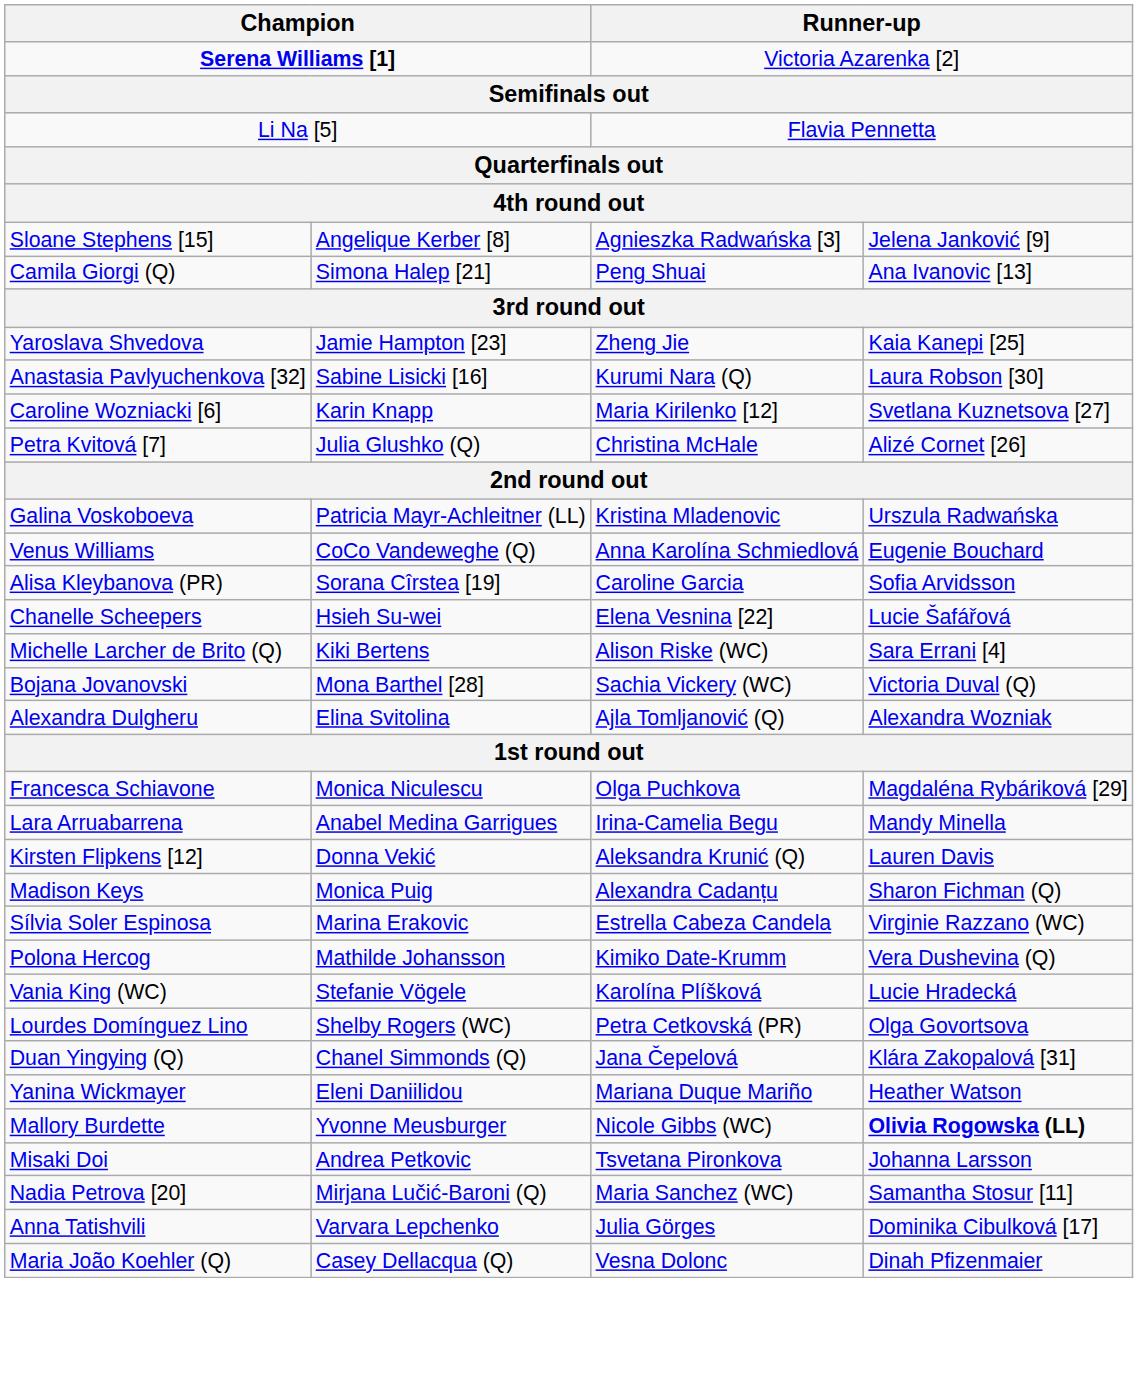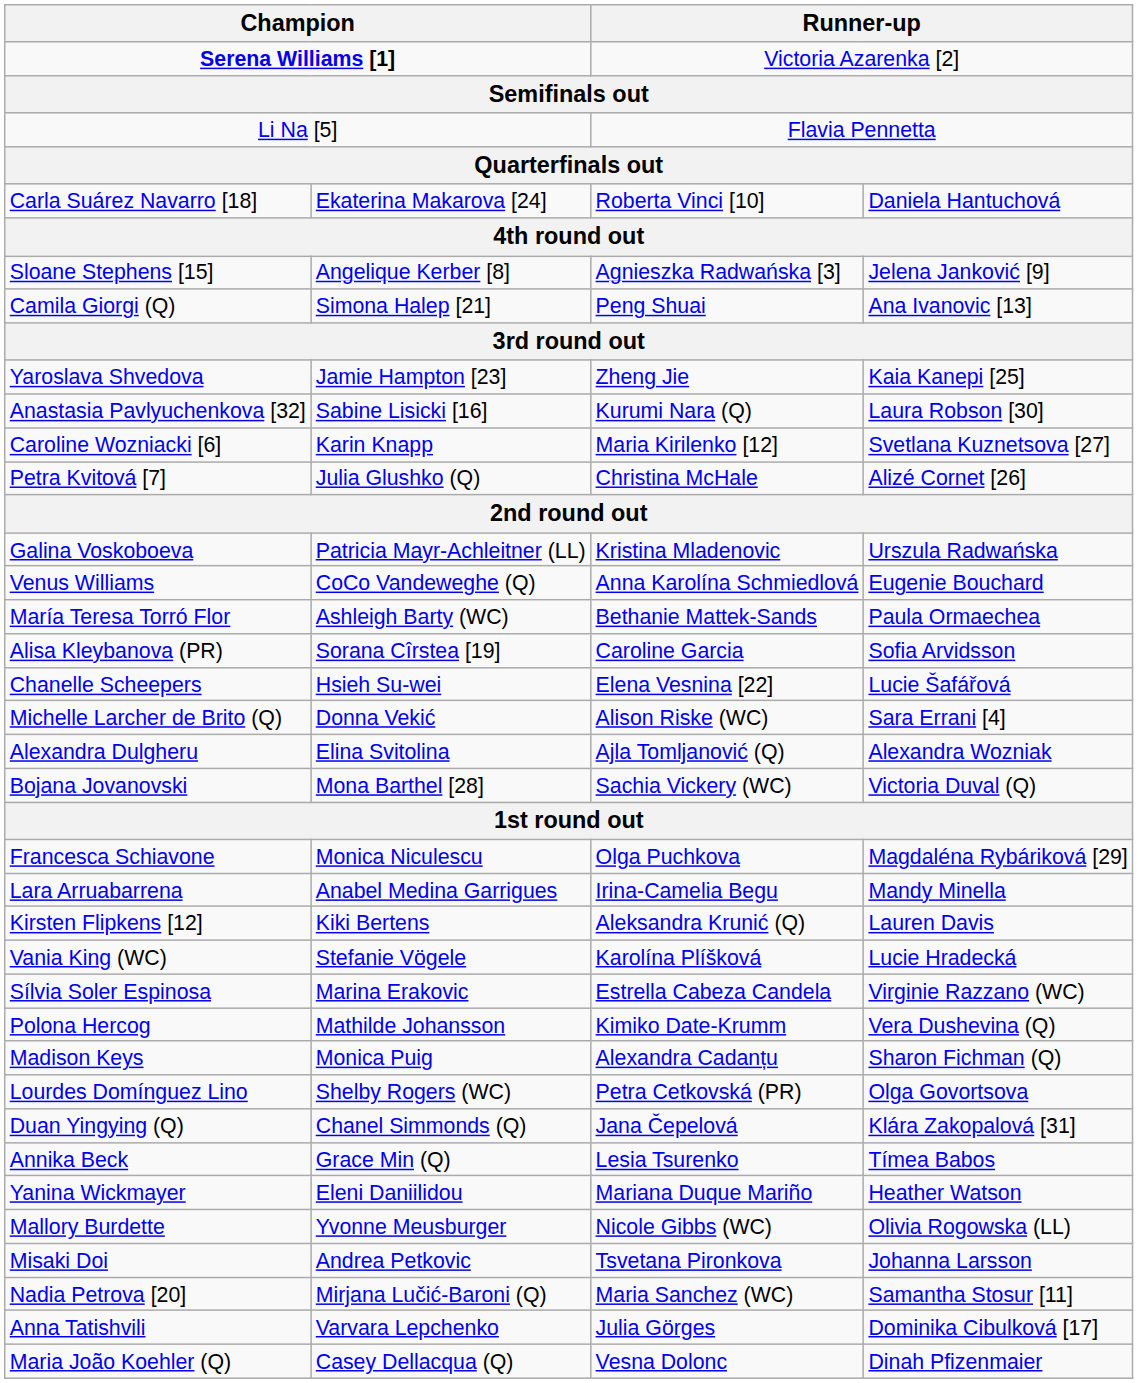+ row: (133, 202)
+ row: (120, 617)
(373, 651) Kiki Bertens -> (376, 718) Donna Vekić
rows swapped: (99, 684) <-> (104, 718)
(376, 857) Donna Vekić -> (373, 924) Kiki Bertens
rows swapped: (88, 991) <-> (77, 890)
+ row: (69, 1160)
(977, 1126) bold -> (970, 1227) normal
